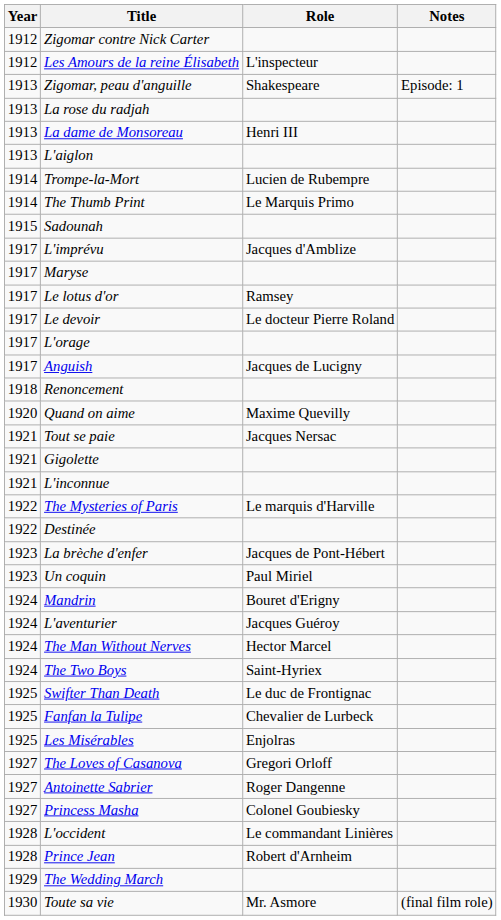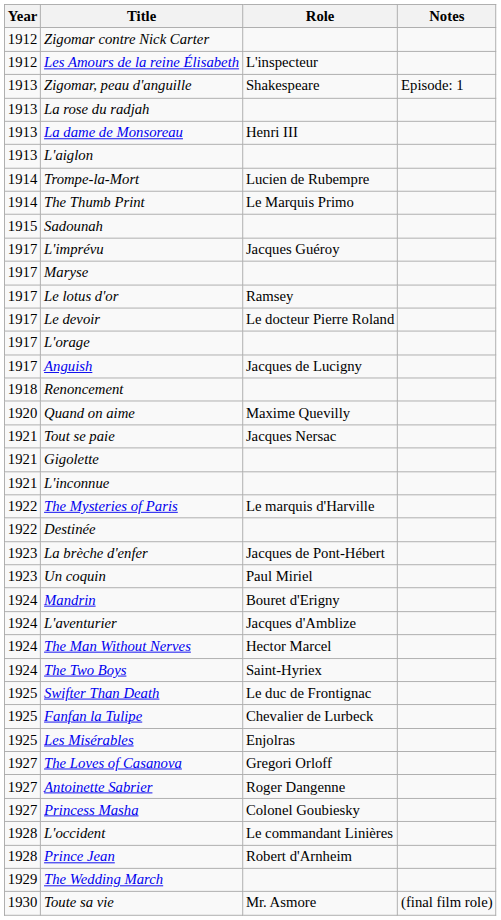(301, 249) Jacques d'Amblize -> (293, 249) Jacques Guéroy
(293, 623) Jacques Guéroy -> (301, 623) Jacques d'Amblize
